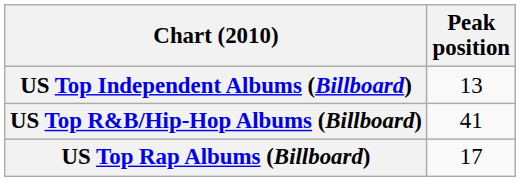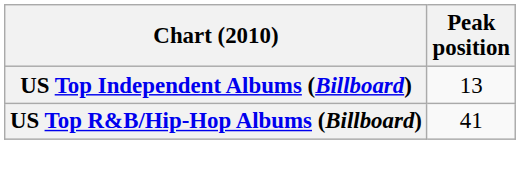- row: (216, 157)
